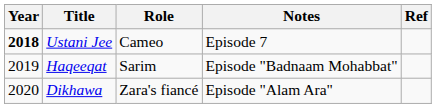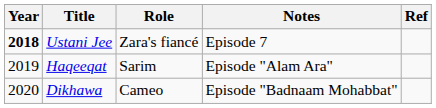(141, 41) Cameo -> (159, 41) Zara's fiancé
(302, 66) Episode "Badnaam Mohabbat" -> (269, 66) Episode "Alam Ara"
(159, 90) Zara's fiancé -> (141, 90) Cameo
(269, 90) Episode "Alam Ara" -> (302, 90) Episode "Badnaam Mohabbat"
